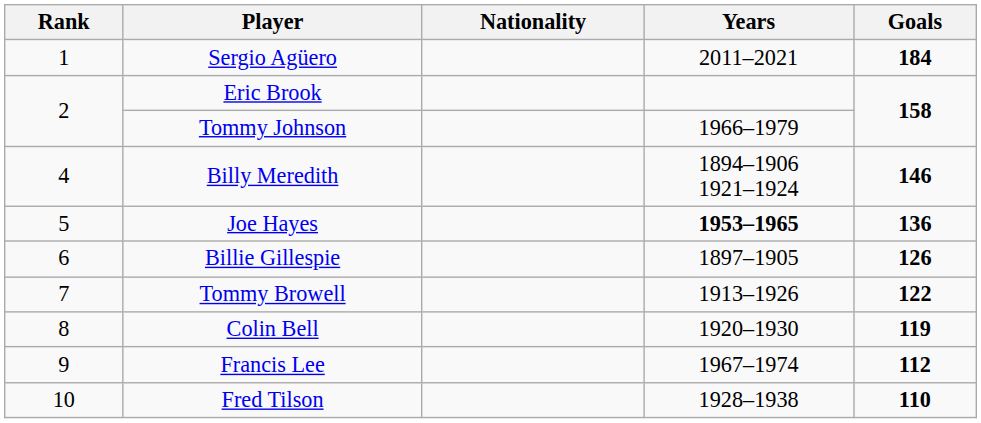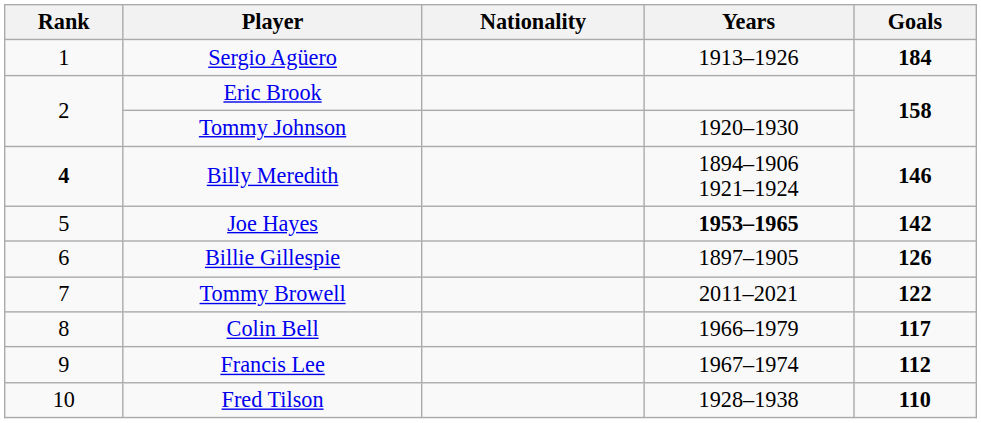(749, 57) 2011–2021 -> (749, 57) 1913–1926
(749, 127) 1966–1979 -> (749, 127) 1920–1930
(64, 175) normal -> (64, 175) bold
(915, 223) 136 -> (915, 223) 142
(749, 294) 1913–1926 -> (749, 294) 2011–2021
(749, 329) 1920–1930 -> (749, 329) 1966–1979
(915, 329) 119 -> (915, 329) 117
